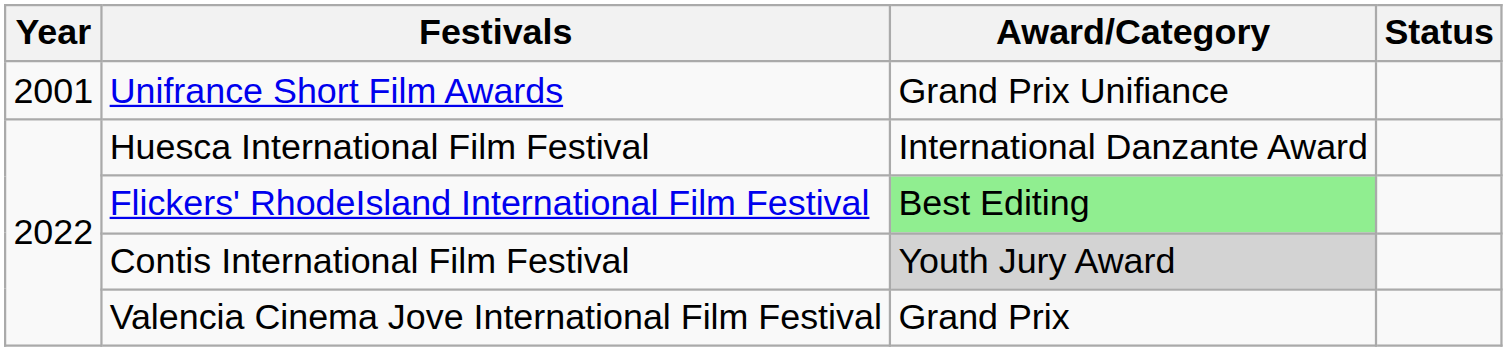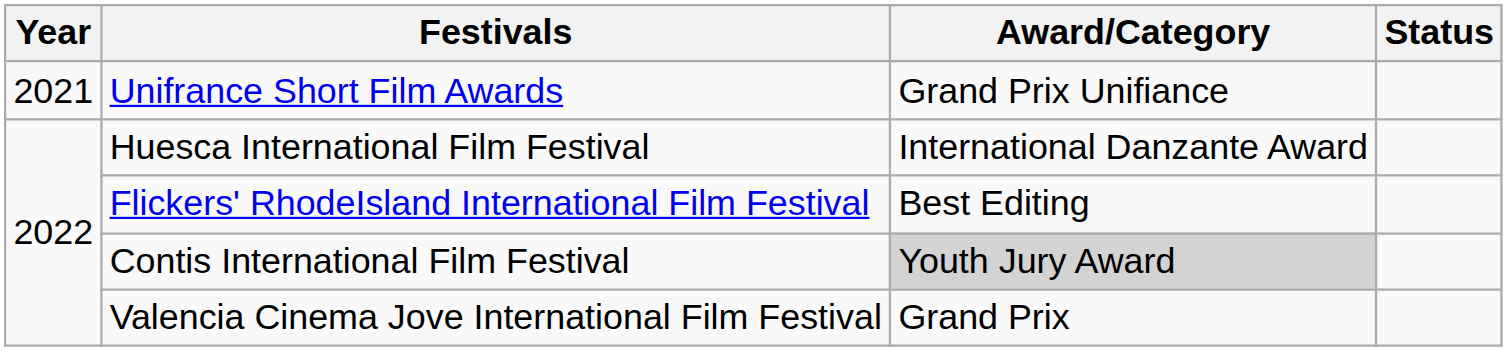(53, 89) 2001 -> (53, 89) 2021
(994, 203) lightgreen background -> (994, 203) no background
